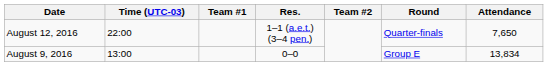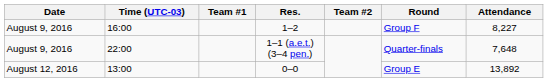+ row: (119, 27)
(42, 33) August 12, 2016 -> (39, 48) August 9, 2016
(505, 33) 7,650 -> (505, 48) 7,648
(39, 54) August 9, 2016 -> (42, 69) August 12, 2016
(505, 54) 13,834 -> (505, 69) 13,892
